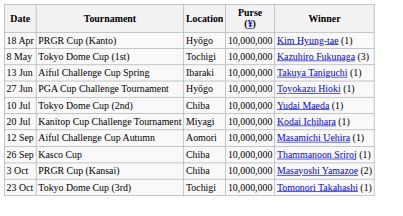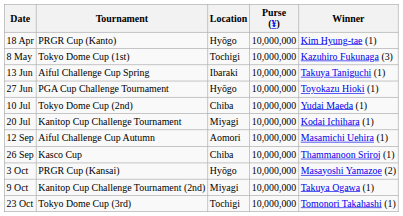(198, 171) Chiba -> (223, 171) Hyōgo
+ row: (17, 187)
